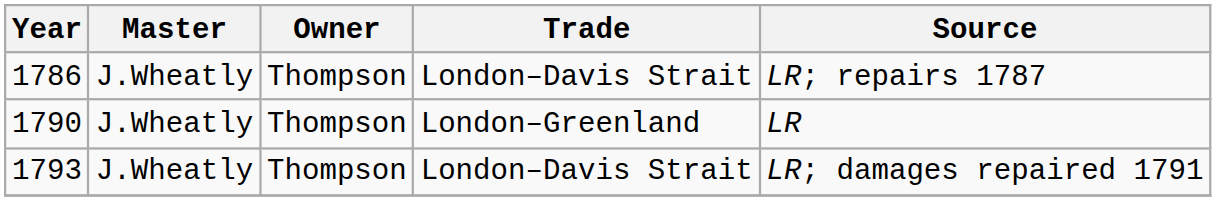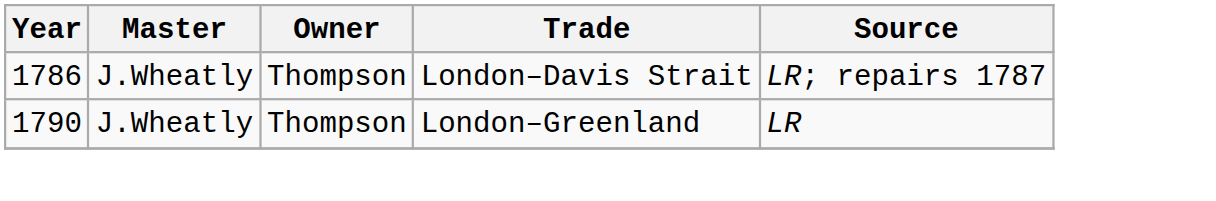- row: (47, 171)
